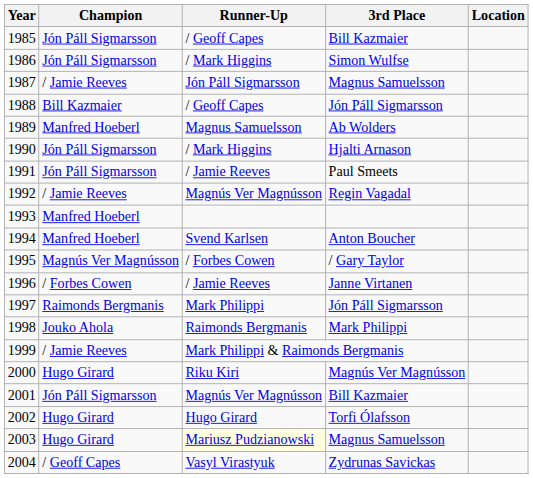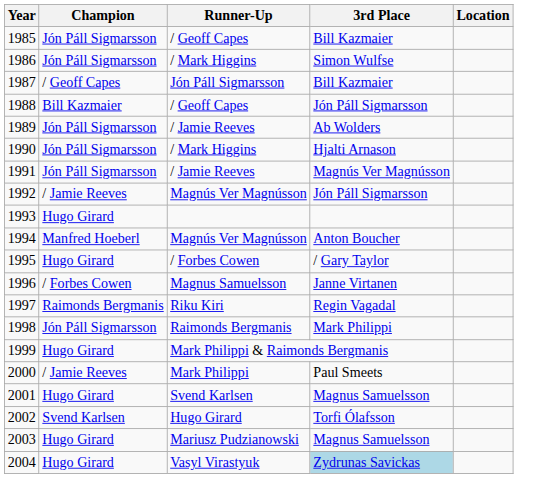(85, 82) / Jamie Reeves -> (81, 82) / Geoff Capes
(387, 82) Magnus Samuelsson -> (353, 82) Bill Kazmaier
(91, 127) Manfred Hoeberl -> (99, 127) Jón Páll Sigmarsson
(244, 127) Magnus Samuelsson -> (212, 127) / Jamie Reeves
(363, 171) Paul Smeets -> (382, 171) Magnús Ver Magnússon
(370, 194) Regin Vagadal -> (370, 194) Jón Páll Sigmarsson
(91, 216) Manfred Hoeberl -> (78, 216) Hugo Girard
(227, 238) Svend Karlsen -> (239, 238) Magnús Ver Magnússon
(111, 261) Magnús Ver Magnússon -> (78, 261) Hugo Girard
(228, 283) / Jamie Reeves -> (228, 283) Magnus Samuelsson
(225, 305) Mark Philippi -> (197, 305) Riku Kiri
(386, 305) Jón Páll Sigmarsson -> (354, 305) Regin Vagadal
(78, 328) Jouko Ahola -> (99, 328) Jón Páll Sigmarsson
(85, 350) / Jamie Reeves -> (78, 350) Hugo Girard
(78, 372) Hugo Girard -> (85, 372) / Jamie Reeves
(212, 372) Riku Kiri -> (210, 372) Mark Philippi
(397, 372) Magnús Ver Magnússon -> (348, 372) Paul Smeets
(99, 395) Jón Páll Sigmarsson -> (78, 395) Hugo Girard
(254, 395) Magnús Ver Magnússon -> (211, 395) Svend Karlsen
(368, 395) Bill Kazmaier -> (371, 395) Magnus Samuelsson
(78, 417) Hugo Girard -> (84, 417) Svend Karlsen
(250, 439) lightyellow background -> (235, 439) no background
(81, 462) / Geoff Capes -> (78, 462) Hugo Girard
(382, 462) no background -> (367, 462) lightblue background
